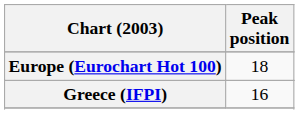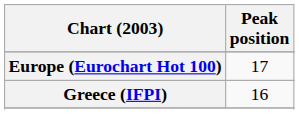(260, 66) 18 -> (260, 66) 17
